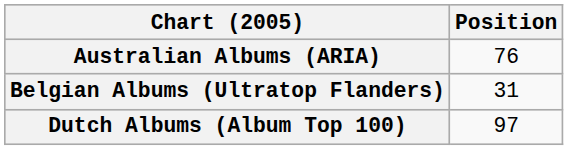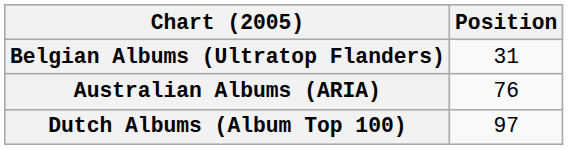rows swapped: (227, 57) <-> (227, 92)
